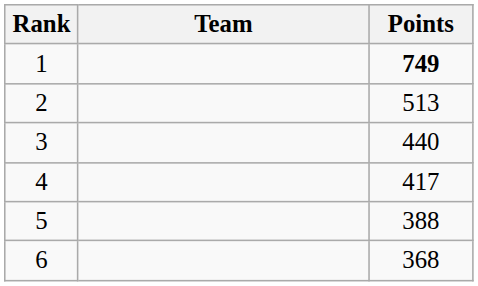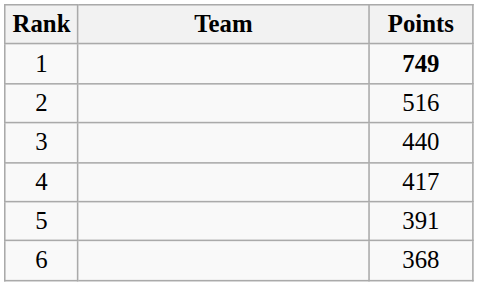(421, 102) 513 -> (421, 102) 516
(421, 220) 388 -> (421, 220) 391
